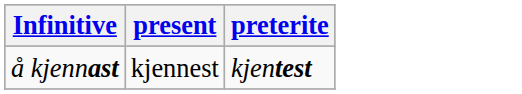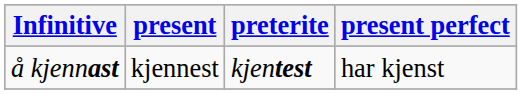+ column: (425, 25)
